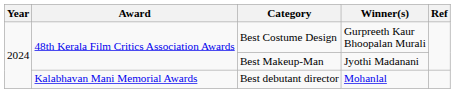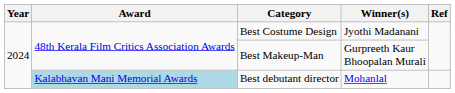(385, 37) Gurpreeth Kaur Bhoopalan Murali -> (381, 31) Jyothi Madanani
(381, 61) Jyothi Madanani -> (385, 55) Gurpreeth Kaur Bhoopalan Murali
(116, 79) no background -> (116, 79) lightblue background
